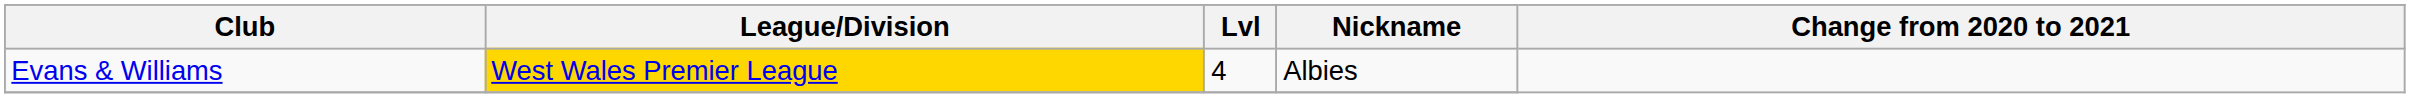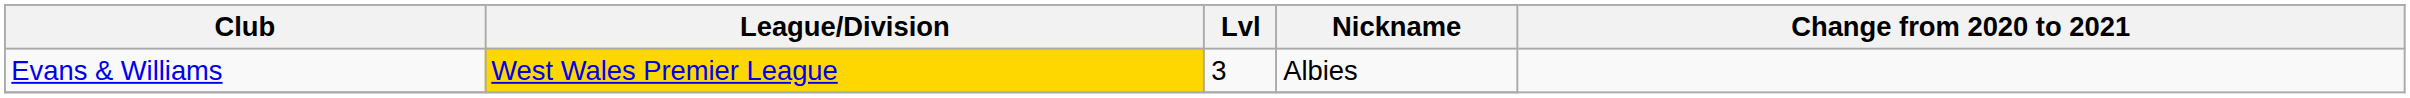(1219, 70) 4 -> (1219, 70) 3
